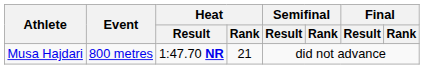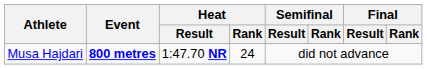(121, 54) normal -> (122, 54) bold
(245, 54) 21 -> (247, 54) 24
